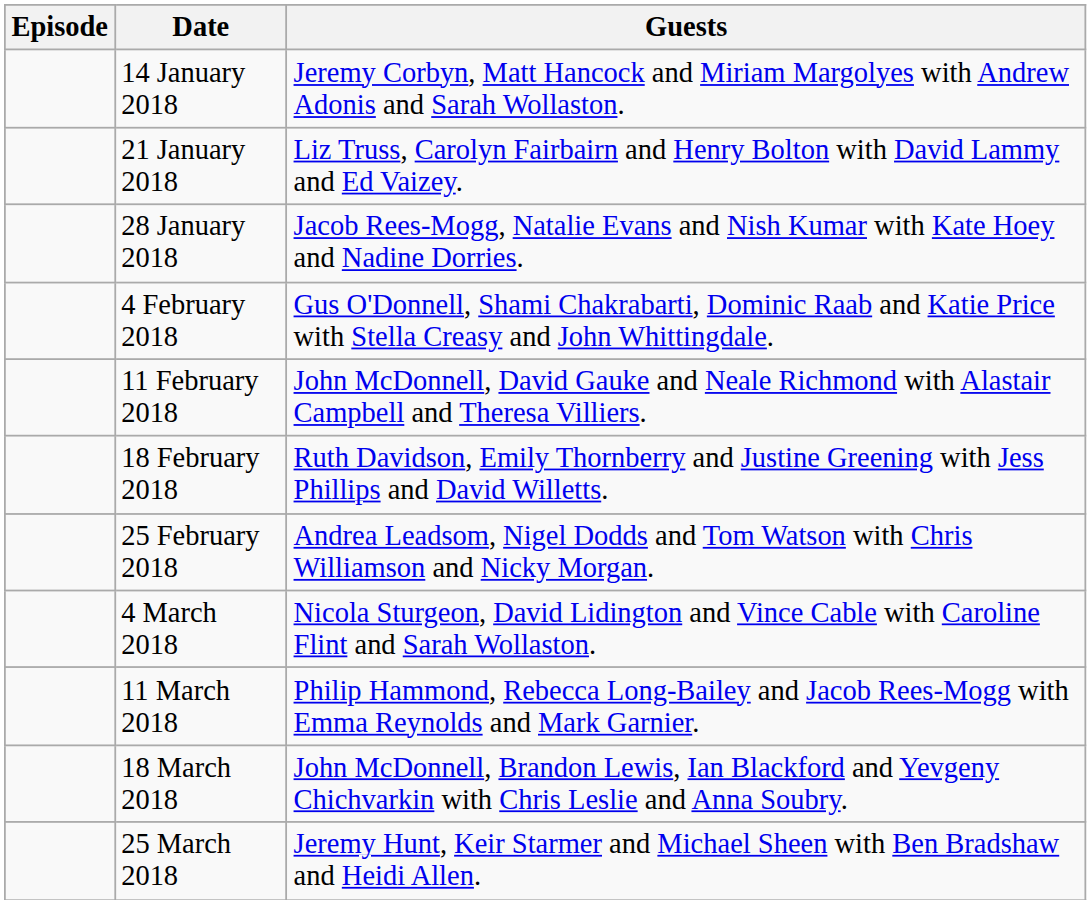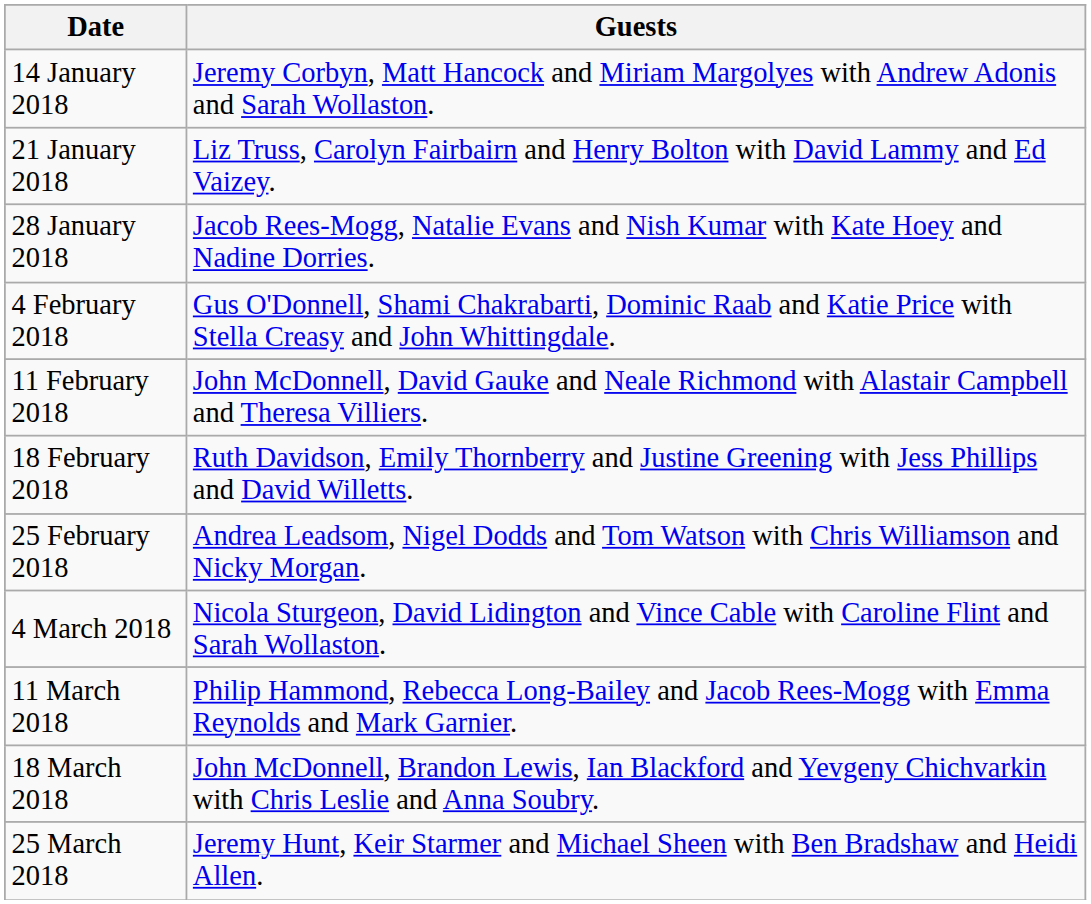- column: (60, 27)
